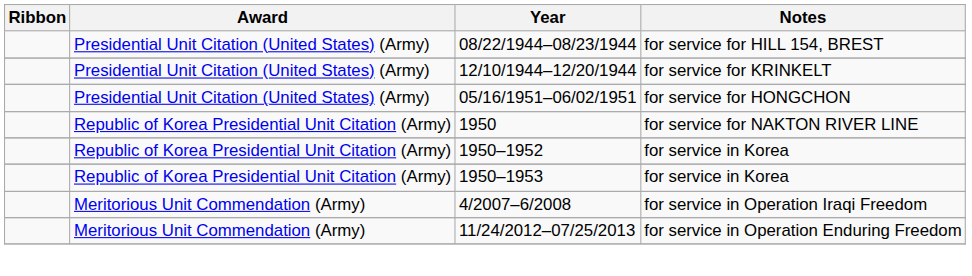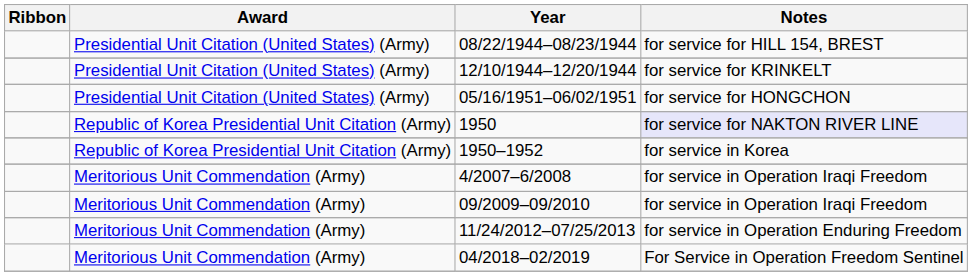(781, 124) no background -> (781, 124) lavender background
- row: (501, 177)
+ row: (524, 204)
+ row: (524, 257)
